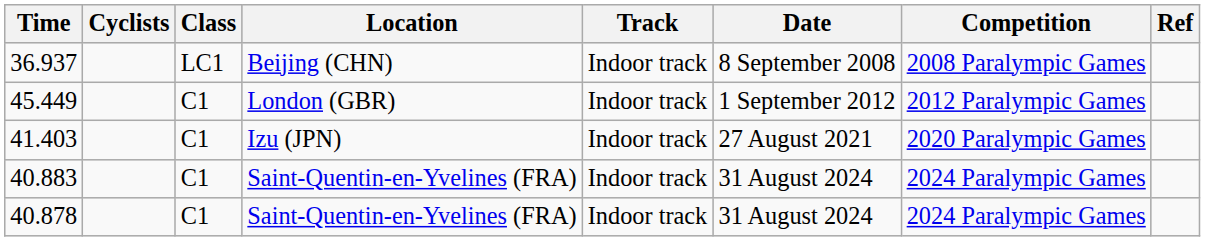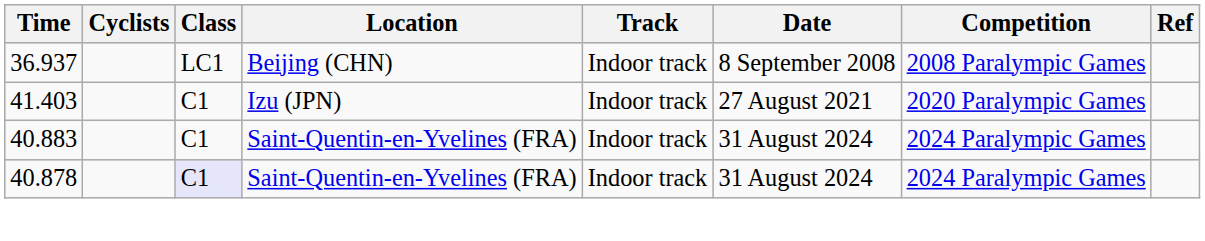- row: (44, 100)
(195, 216) no background -> (195, 178) lavender background
